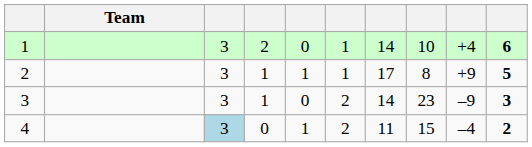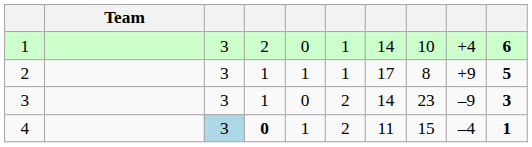(265, 127) normal -> (265, 127) bold
(507, 127) 2 -> (507, 127) 1
